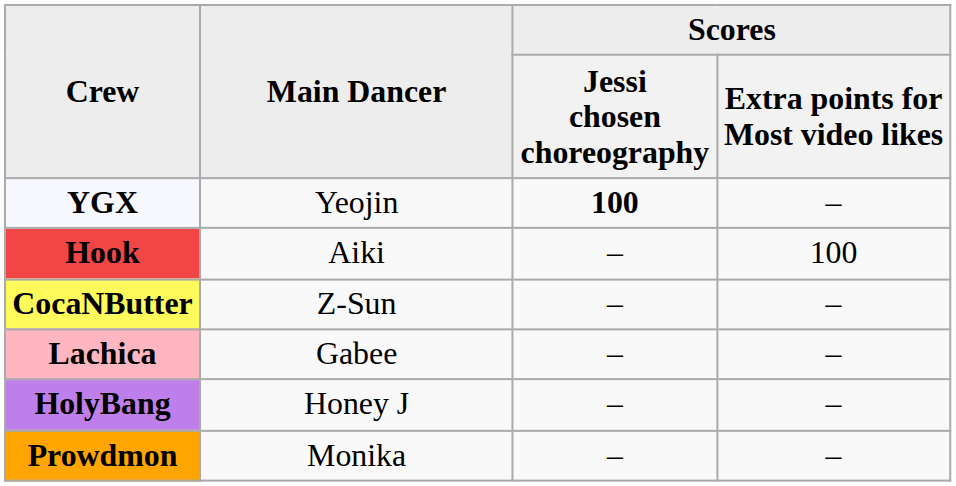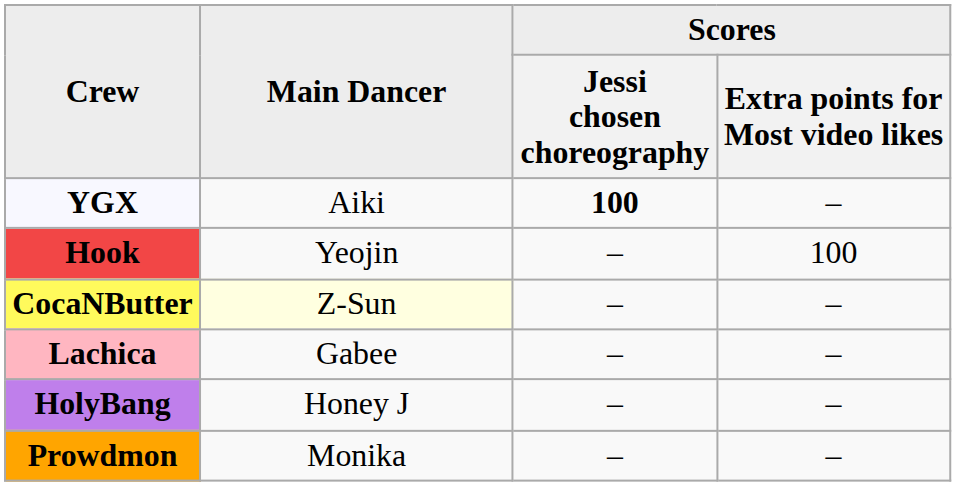(357, 202) Yeojin -> (357, 202) Aiki
(357, 252) Aiki -> (357, 252) Yeojin
(357, 303) no background -> (357, 303) lightyellow background
